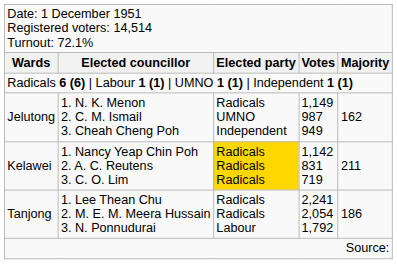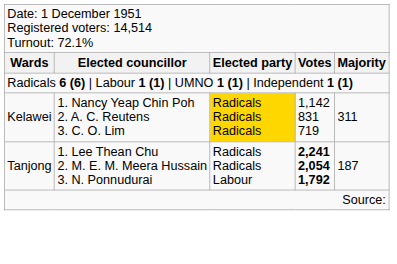- row: (31, 117)
(351, 165) 211 -> (347, 117) 311
(317, 214) normal -> (314, 165) bold
(351, 214) 186 -> (348, 165) 187
